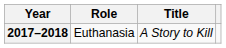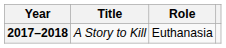columns swapped: (176, 14) <-> (104, 14)
